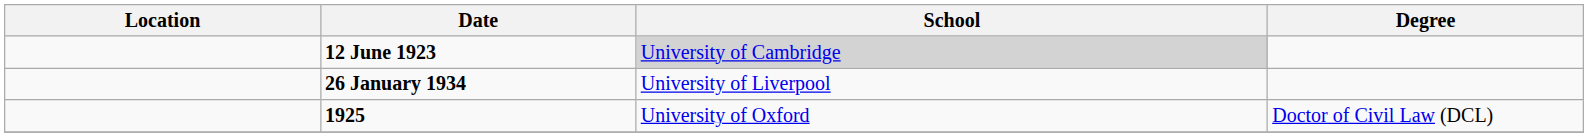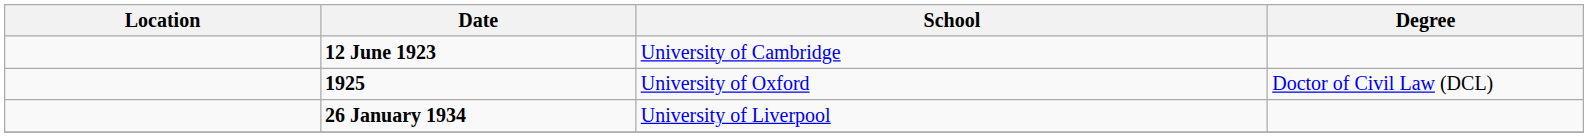(741, 52) lightgrey background -> (741, 52) no background
rows swapped: (345, 115) <-> (396, 83)
